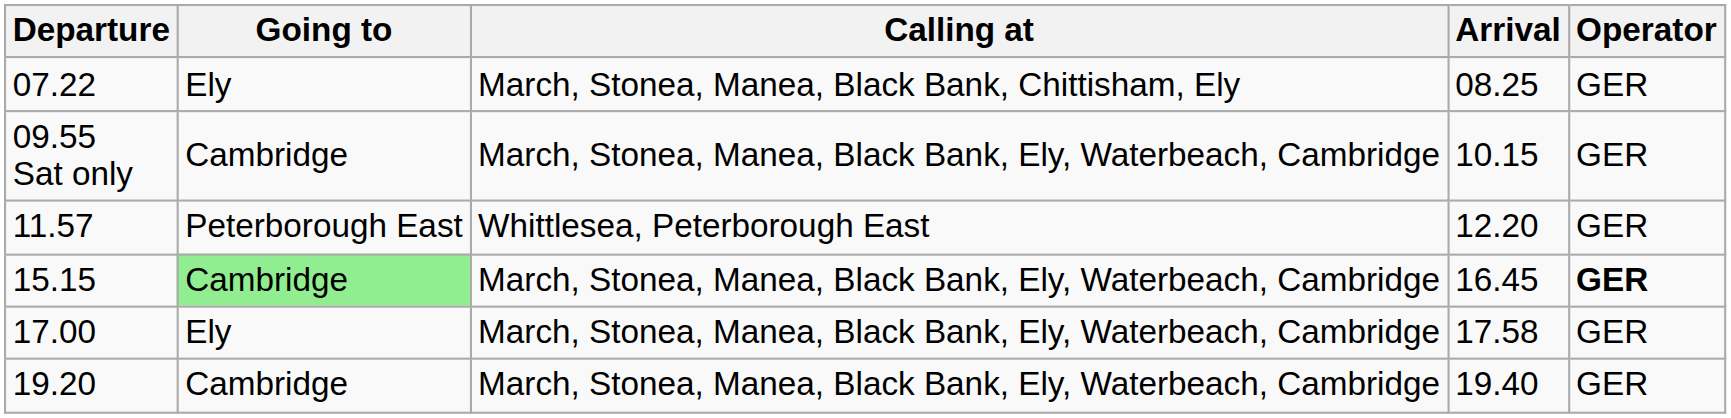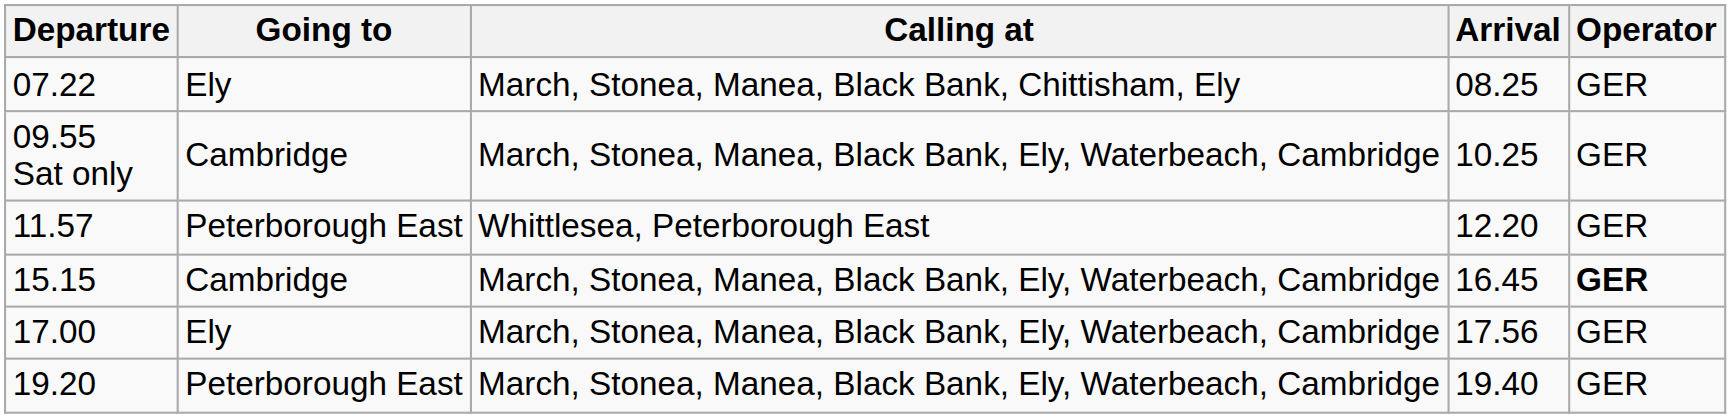(1497, 155) 10.15 -> (1497, 155) 10.25
(267, 279) lightgreen background -> (267, 279) no background
(1497, 332) 17.58 -> (1497, 332) 17.56
(267, 385) Cambridge -> (324, 385) Peterborough East
